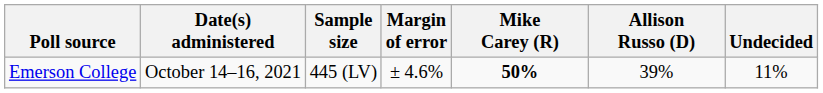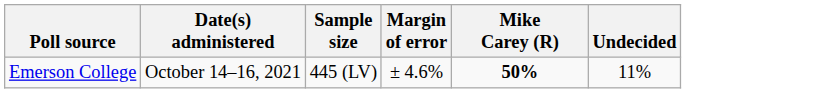- column: (656, 30)
